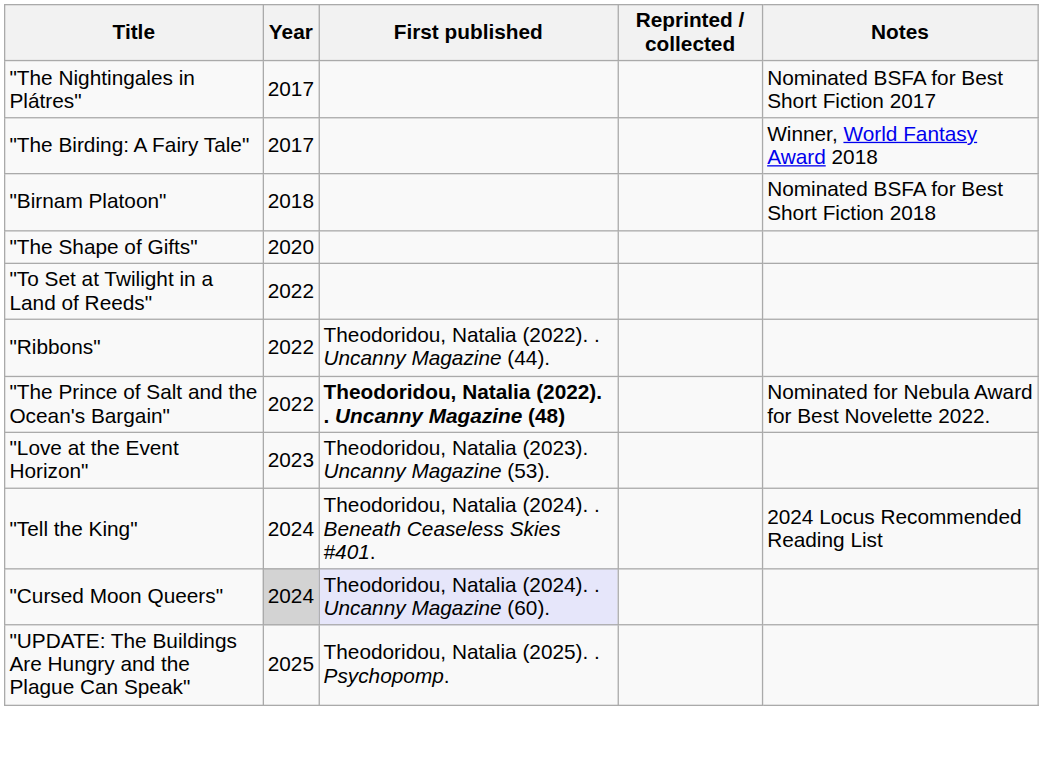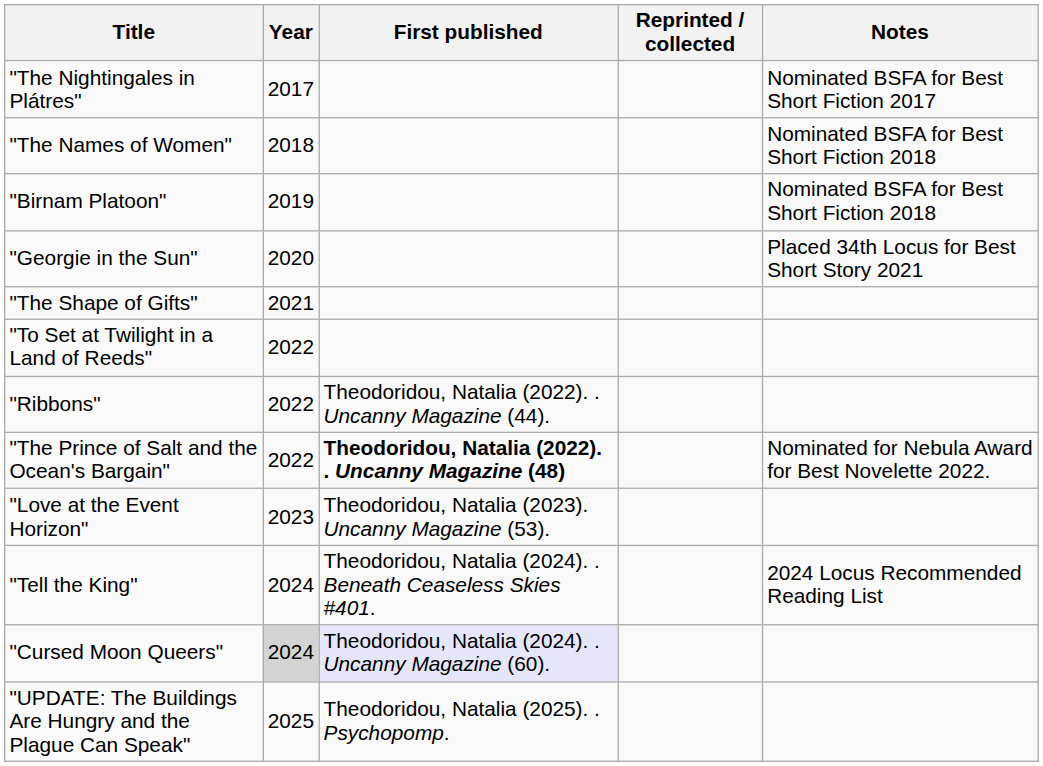- row: (129, 145)
+ row: (121, 145)
(291, 201) 2018 -> (291, 201) 2019
+ row: (104, 258)
(291, 246) 2020 -> (291, 302) 2021
